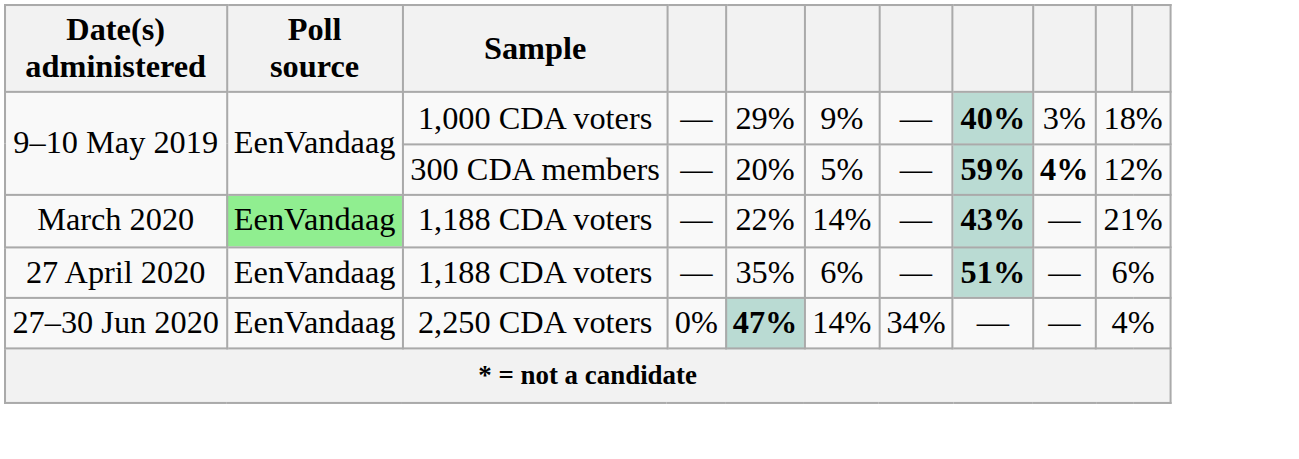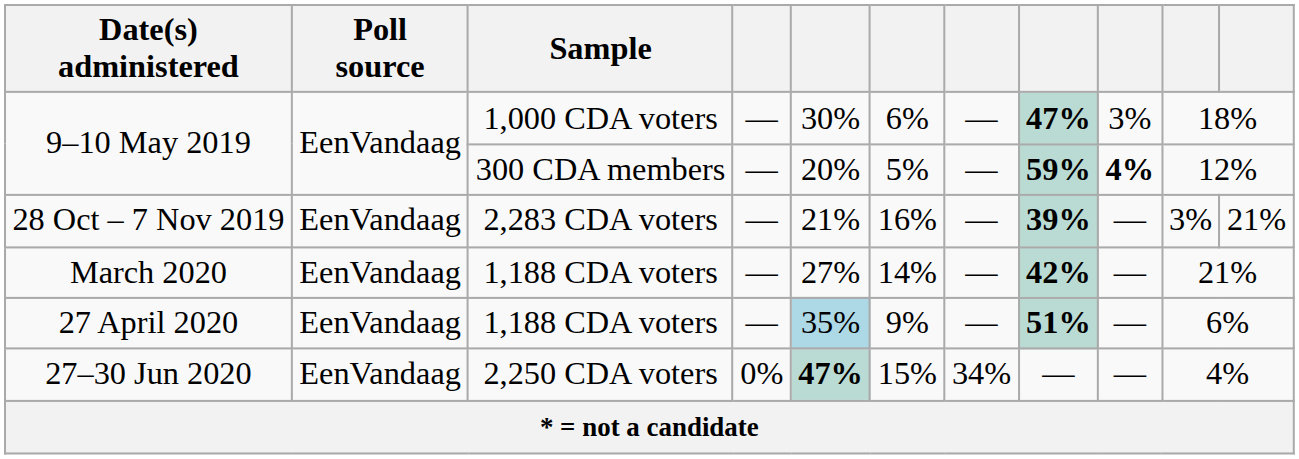(765, 117) 29% -> (831, 117) 30%
(842, 117) 9% -> (907, 117) 6%
(993, 117) 40% -> (1058, 117) 47%
+ row: (148, 220)
(315, 220) lightgreen background -> (380, 271) no background
(765, 220) 22% -> (831, 271) 27%
(993, 220) 43% -> (1058, 271) 42%
(765, 271) no background -> (831, 322) lightblue background
(842, 271) 6% -> (907, 322) 9%
(842, 322) 14% -> (907, 374) 15%
